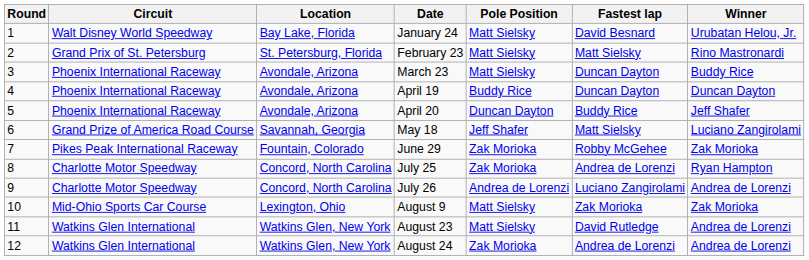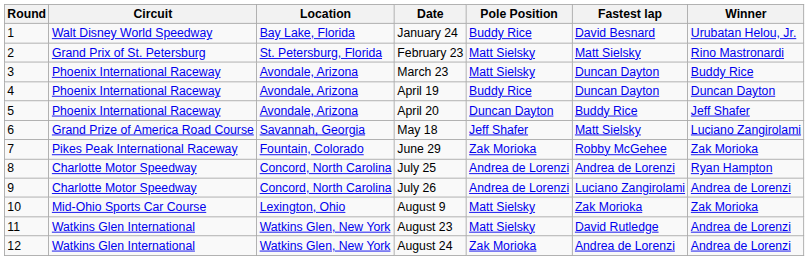(502, 33) Matt Sielsky -> (500, 33) Buddy Rice
(503, 168) Zak Morioka -> (519, 168) Andrea de Lorenzi
